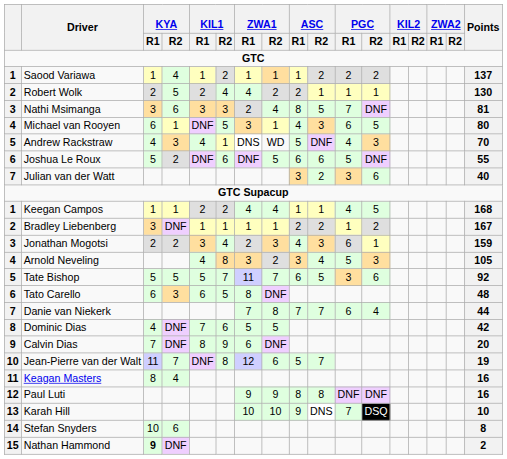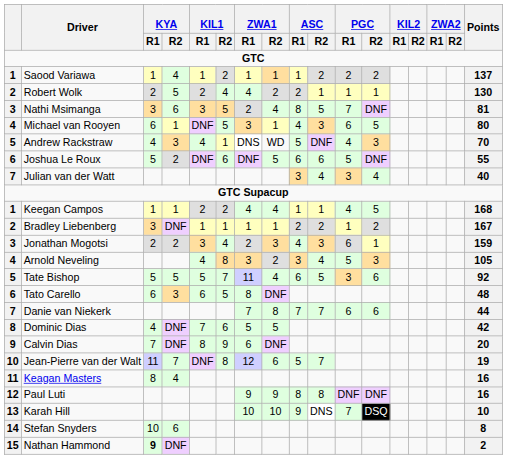(225, 109) 3 -> (225, 109) 5
(321, 177) 2 -> (321, 177) 4
(376, 177) 6 -> (376, 177) 4
(276, 278) 7 -> (276, 278) 4
(376, 311) 4 -> (376, 311) 6
